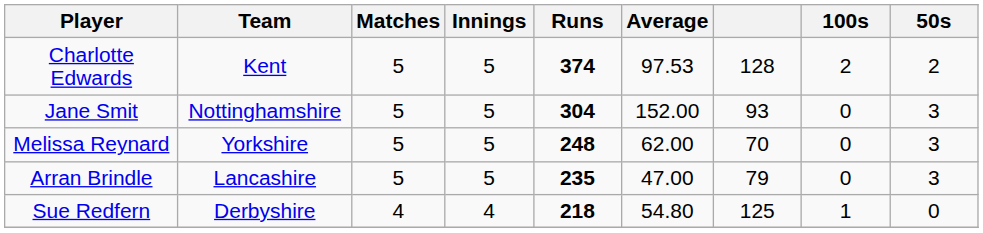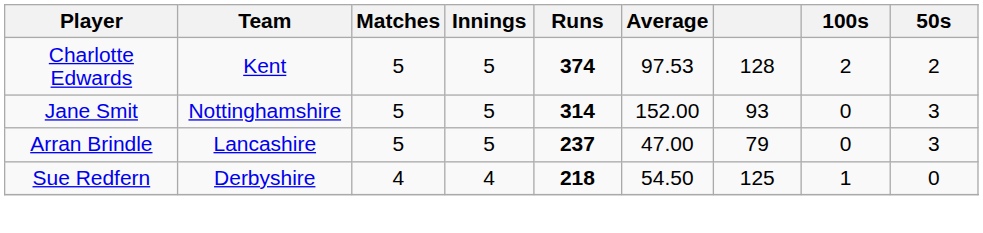(577, 111) 304 -> (577, 111) 314
- row: (91, 144)
(577, 177) 235 -> (577, 144) 237
(667, 210) 54.80 -> (667, 177) 54.50
